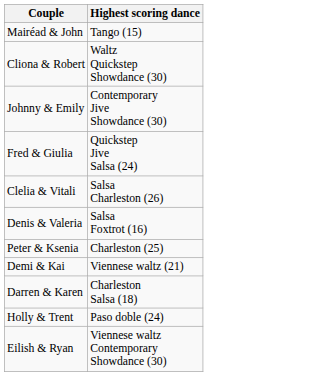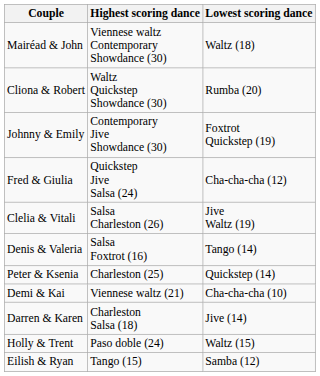+ column: (259, 13)
(116, 32) Tango (15) -> (128, 45) Viennese waltz Contemporary Showdance (30)
(128, 348) Viennese waltz Contemporary Showdance (30) -> (116, 362) Tango (15)
